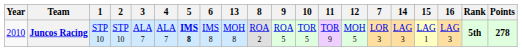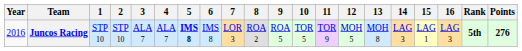columns swapped: (379, 12) <-> (234, 12)
(16, 33) 2010 -> (16, 33) 2016
(503, 33) 278 -> (503, 33) 276
